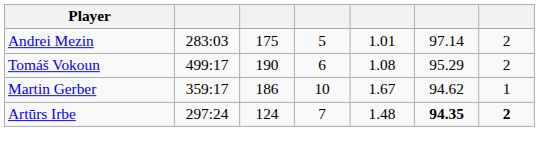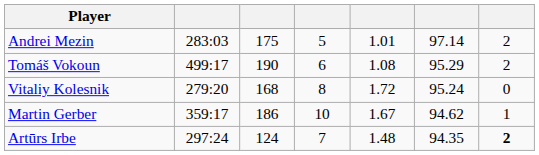+ row: (59, 89)
(447, 114) bold -> (447, 138) normal
